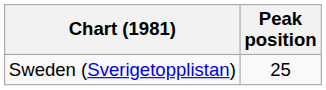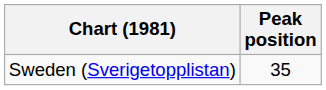(280, 69) 25 -> (280, 69) 35
